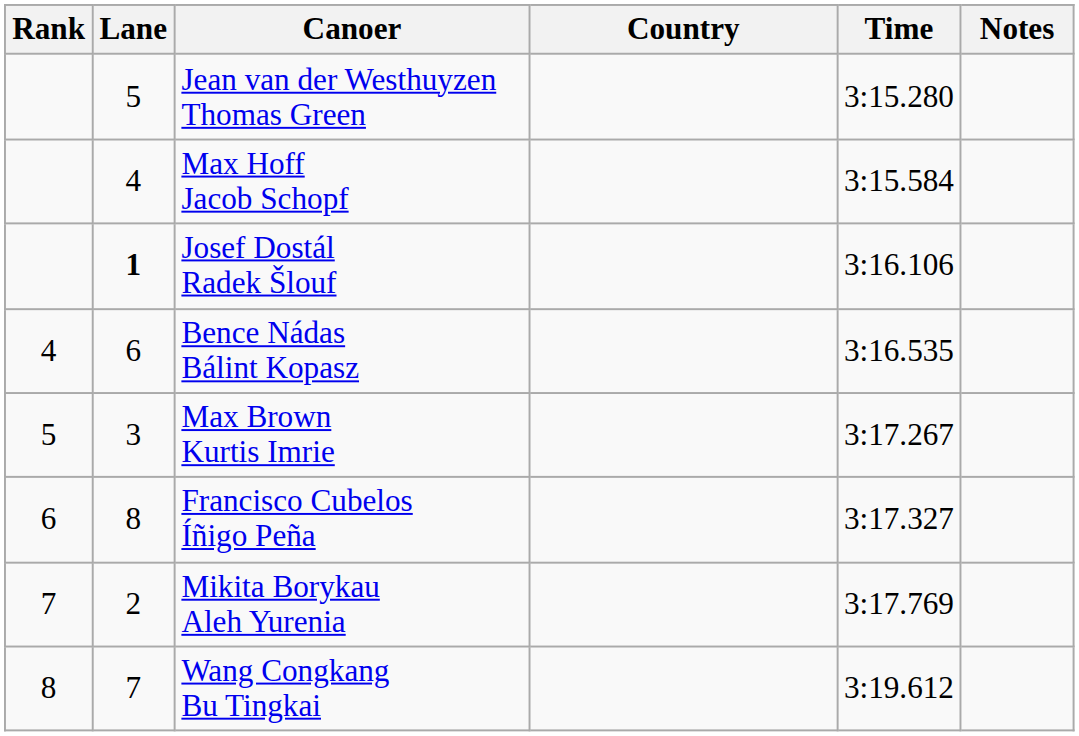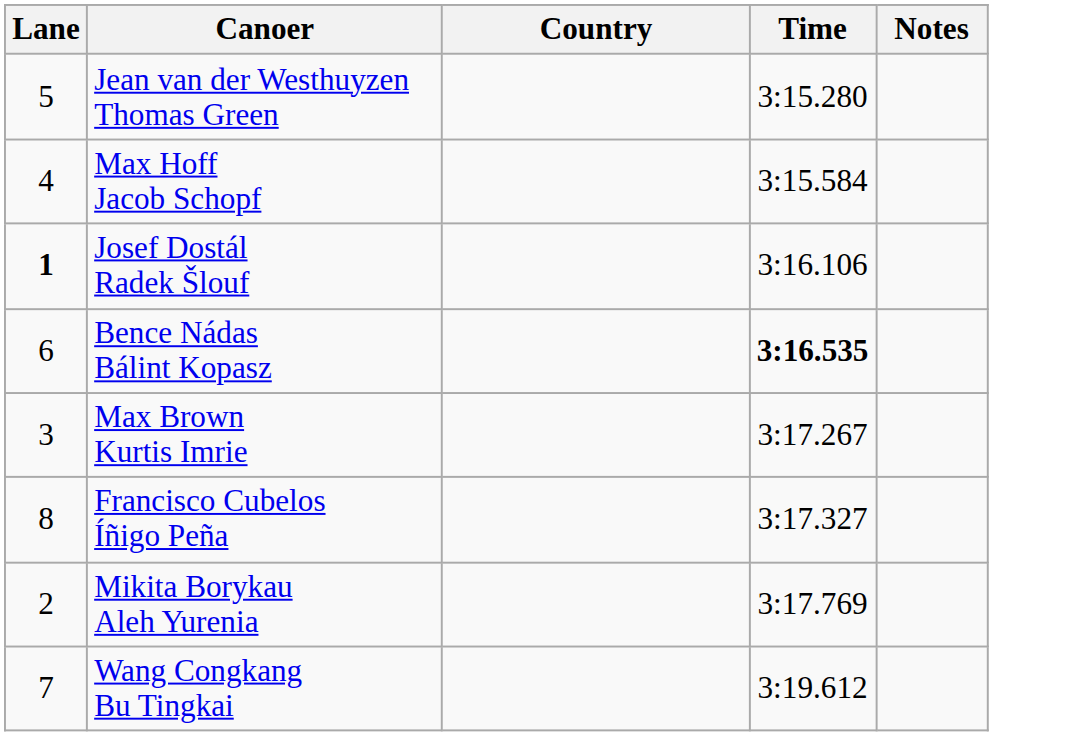- column: (49, 29)
(899, 350) normal -> (813, 350) bold
